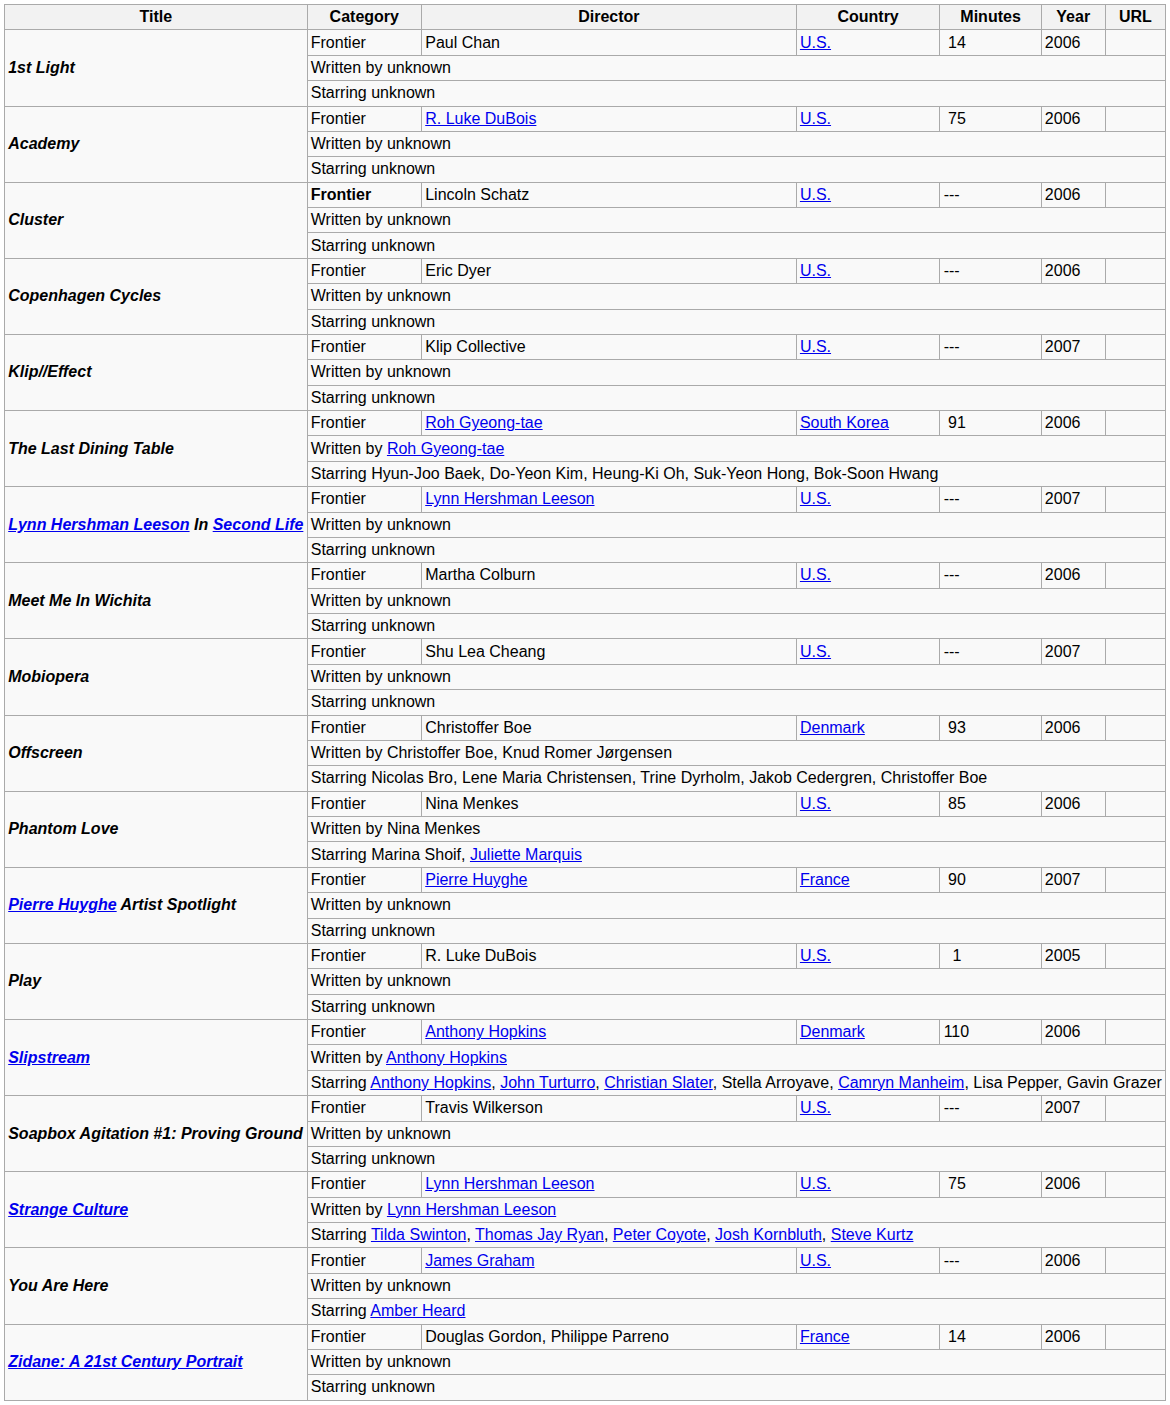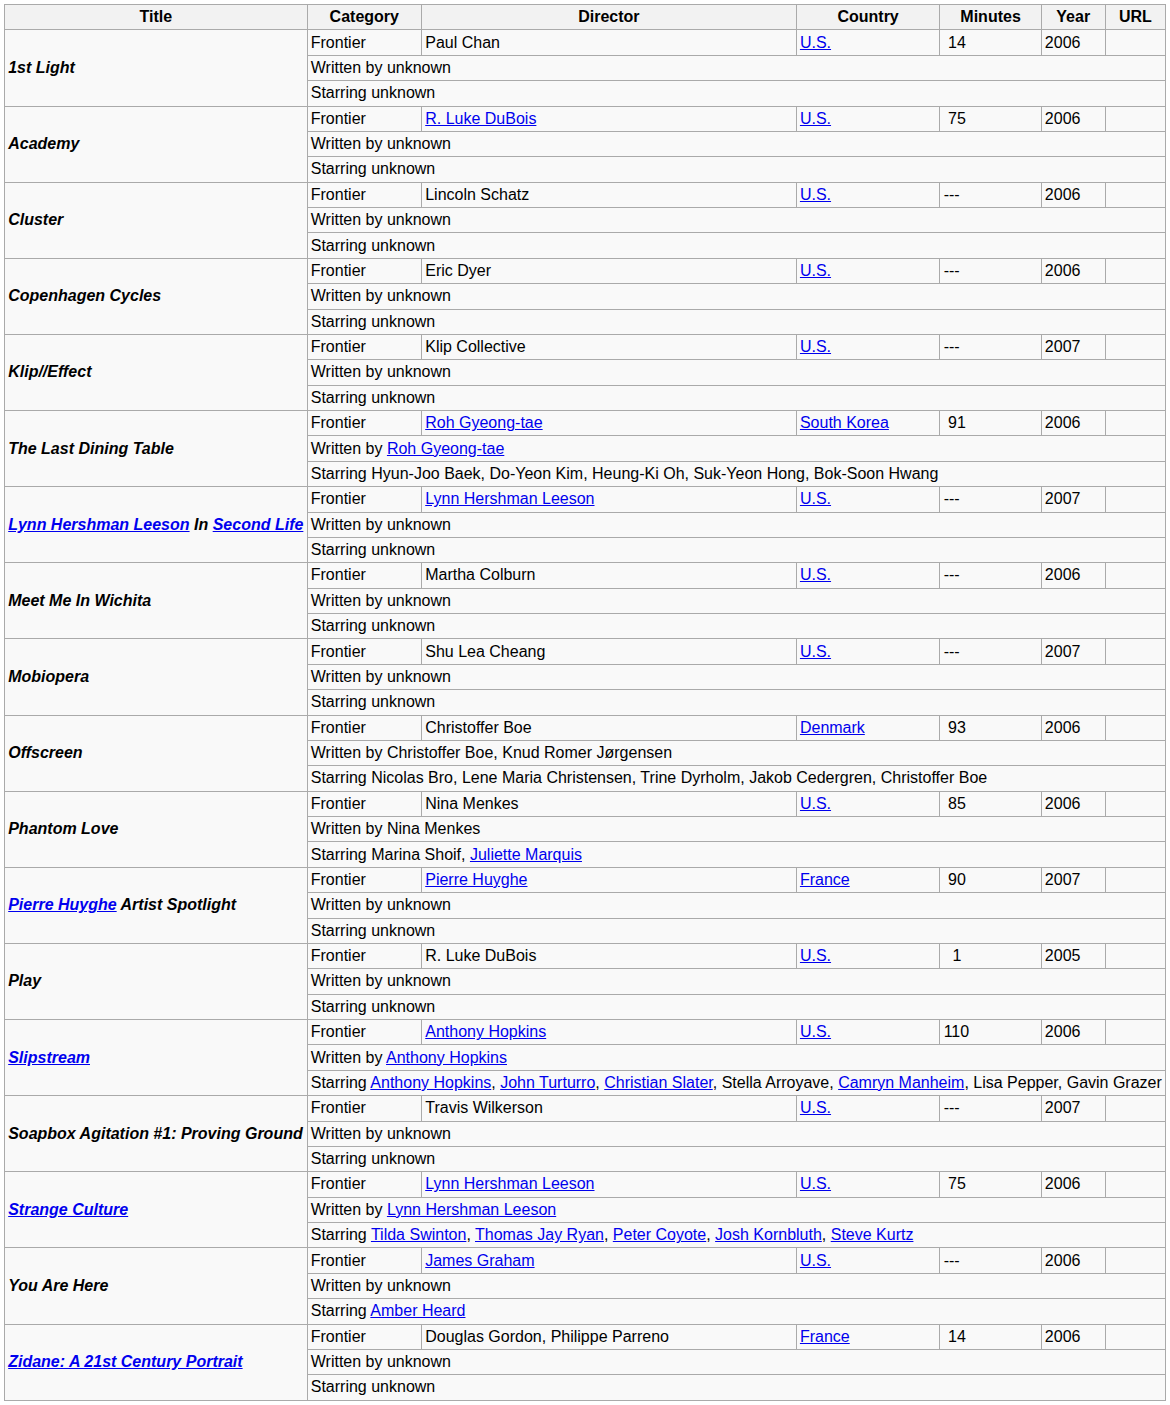(341, 194) bold -> (338, 194) normal
(832, 1032) Denmark -> (815, 1032) U.S.
